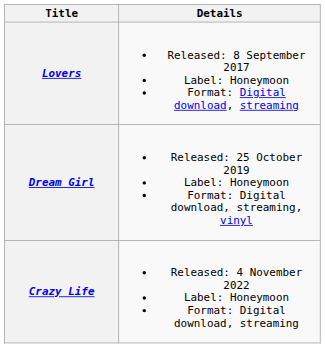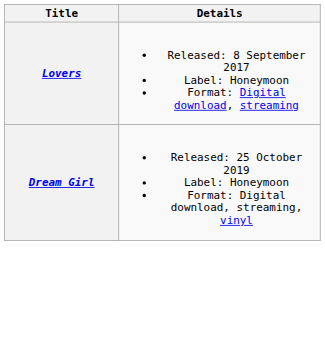- row: (62, 291)
